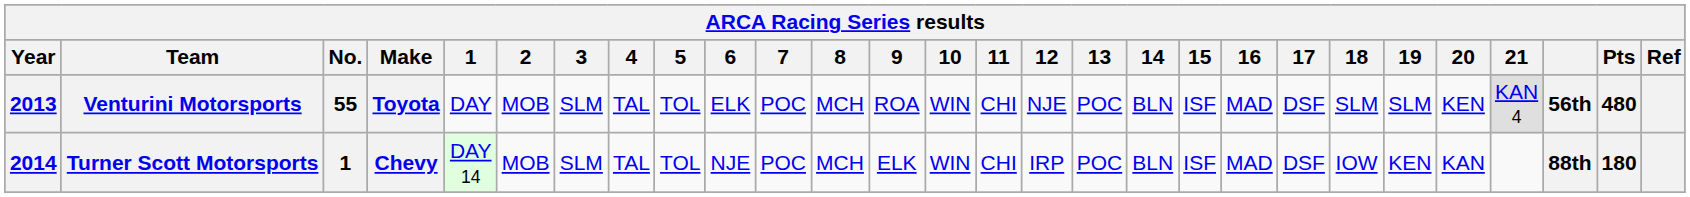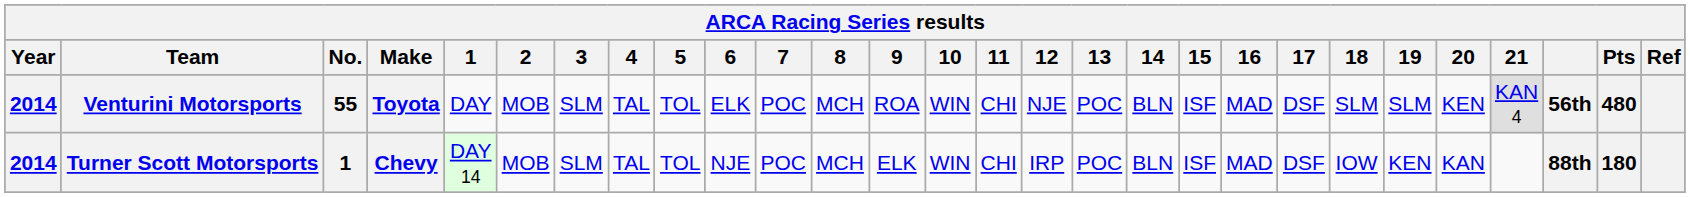(33, 104) 2013 -> (33, 104) 2014
